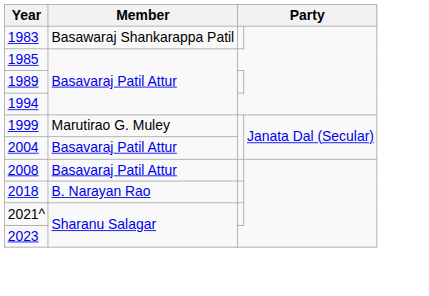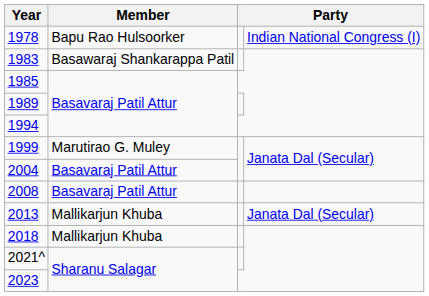+ row: (23, 37)
+ row: (23, 214)
(101, 192) B. Narayan Rao -> (107, 236) Mallikarjun Khuba
